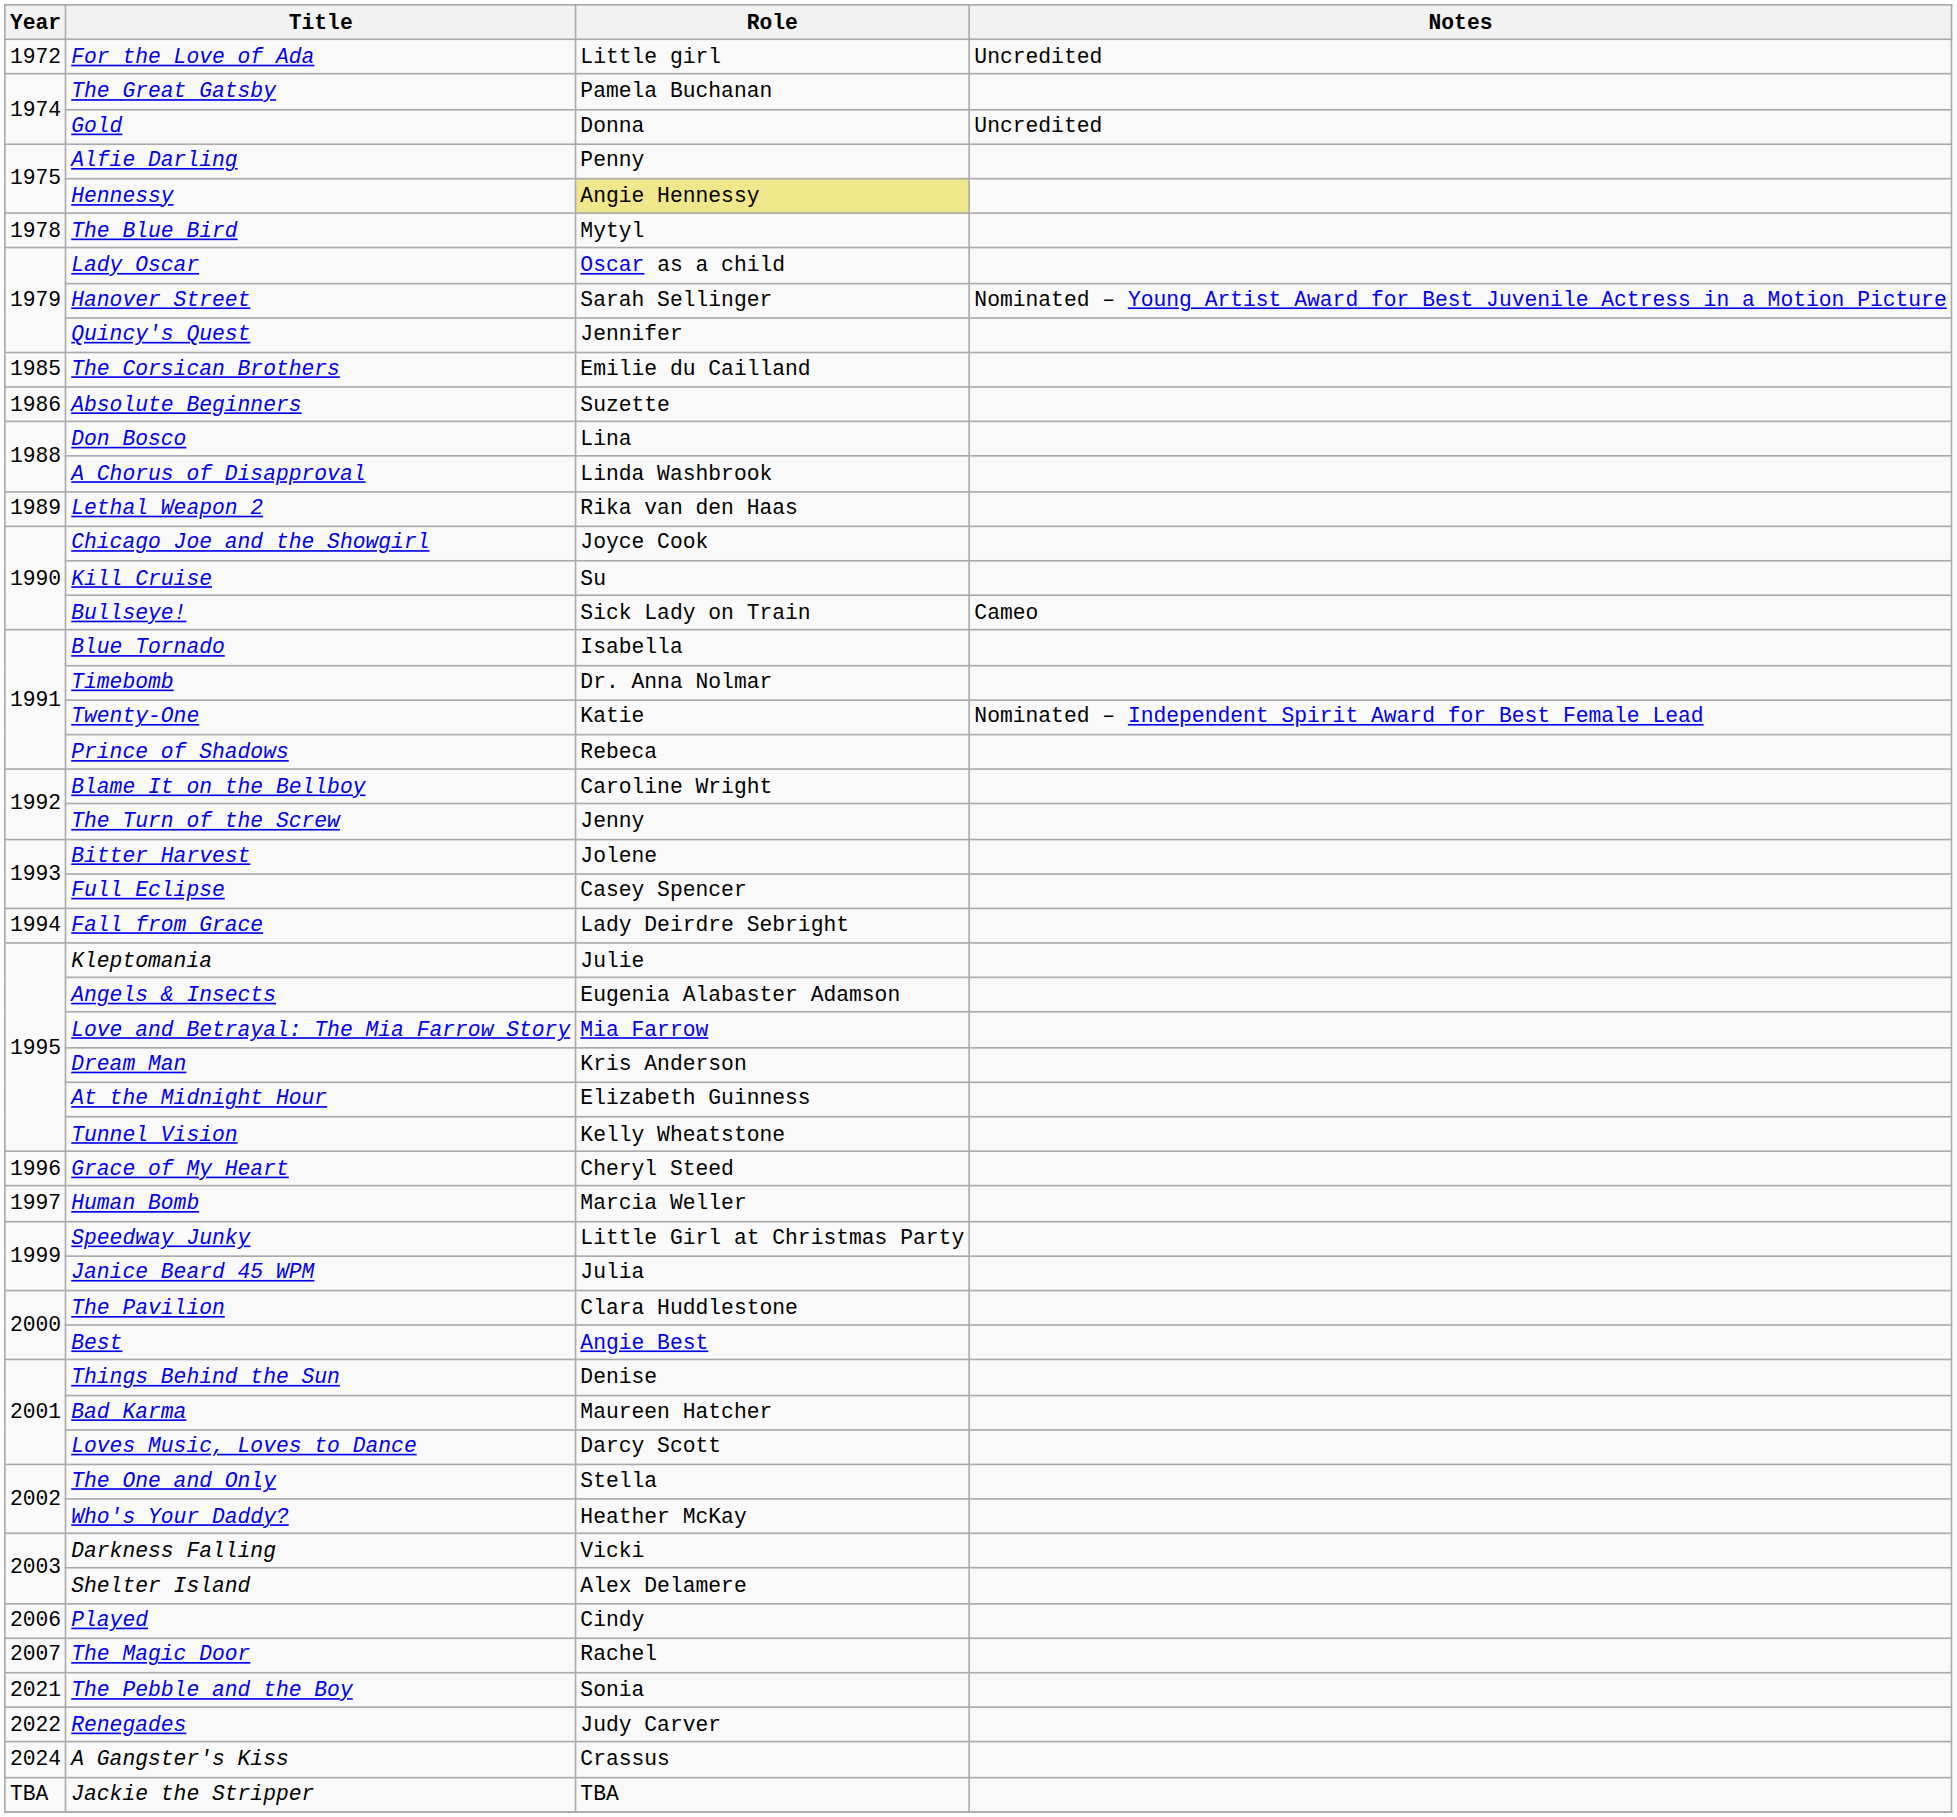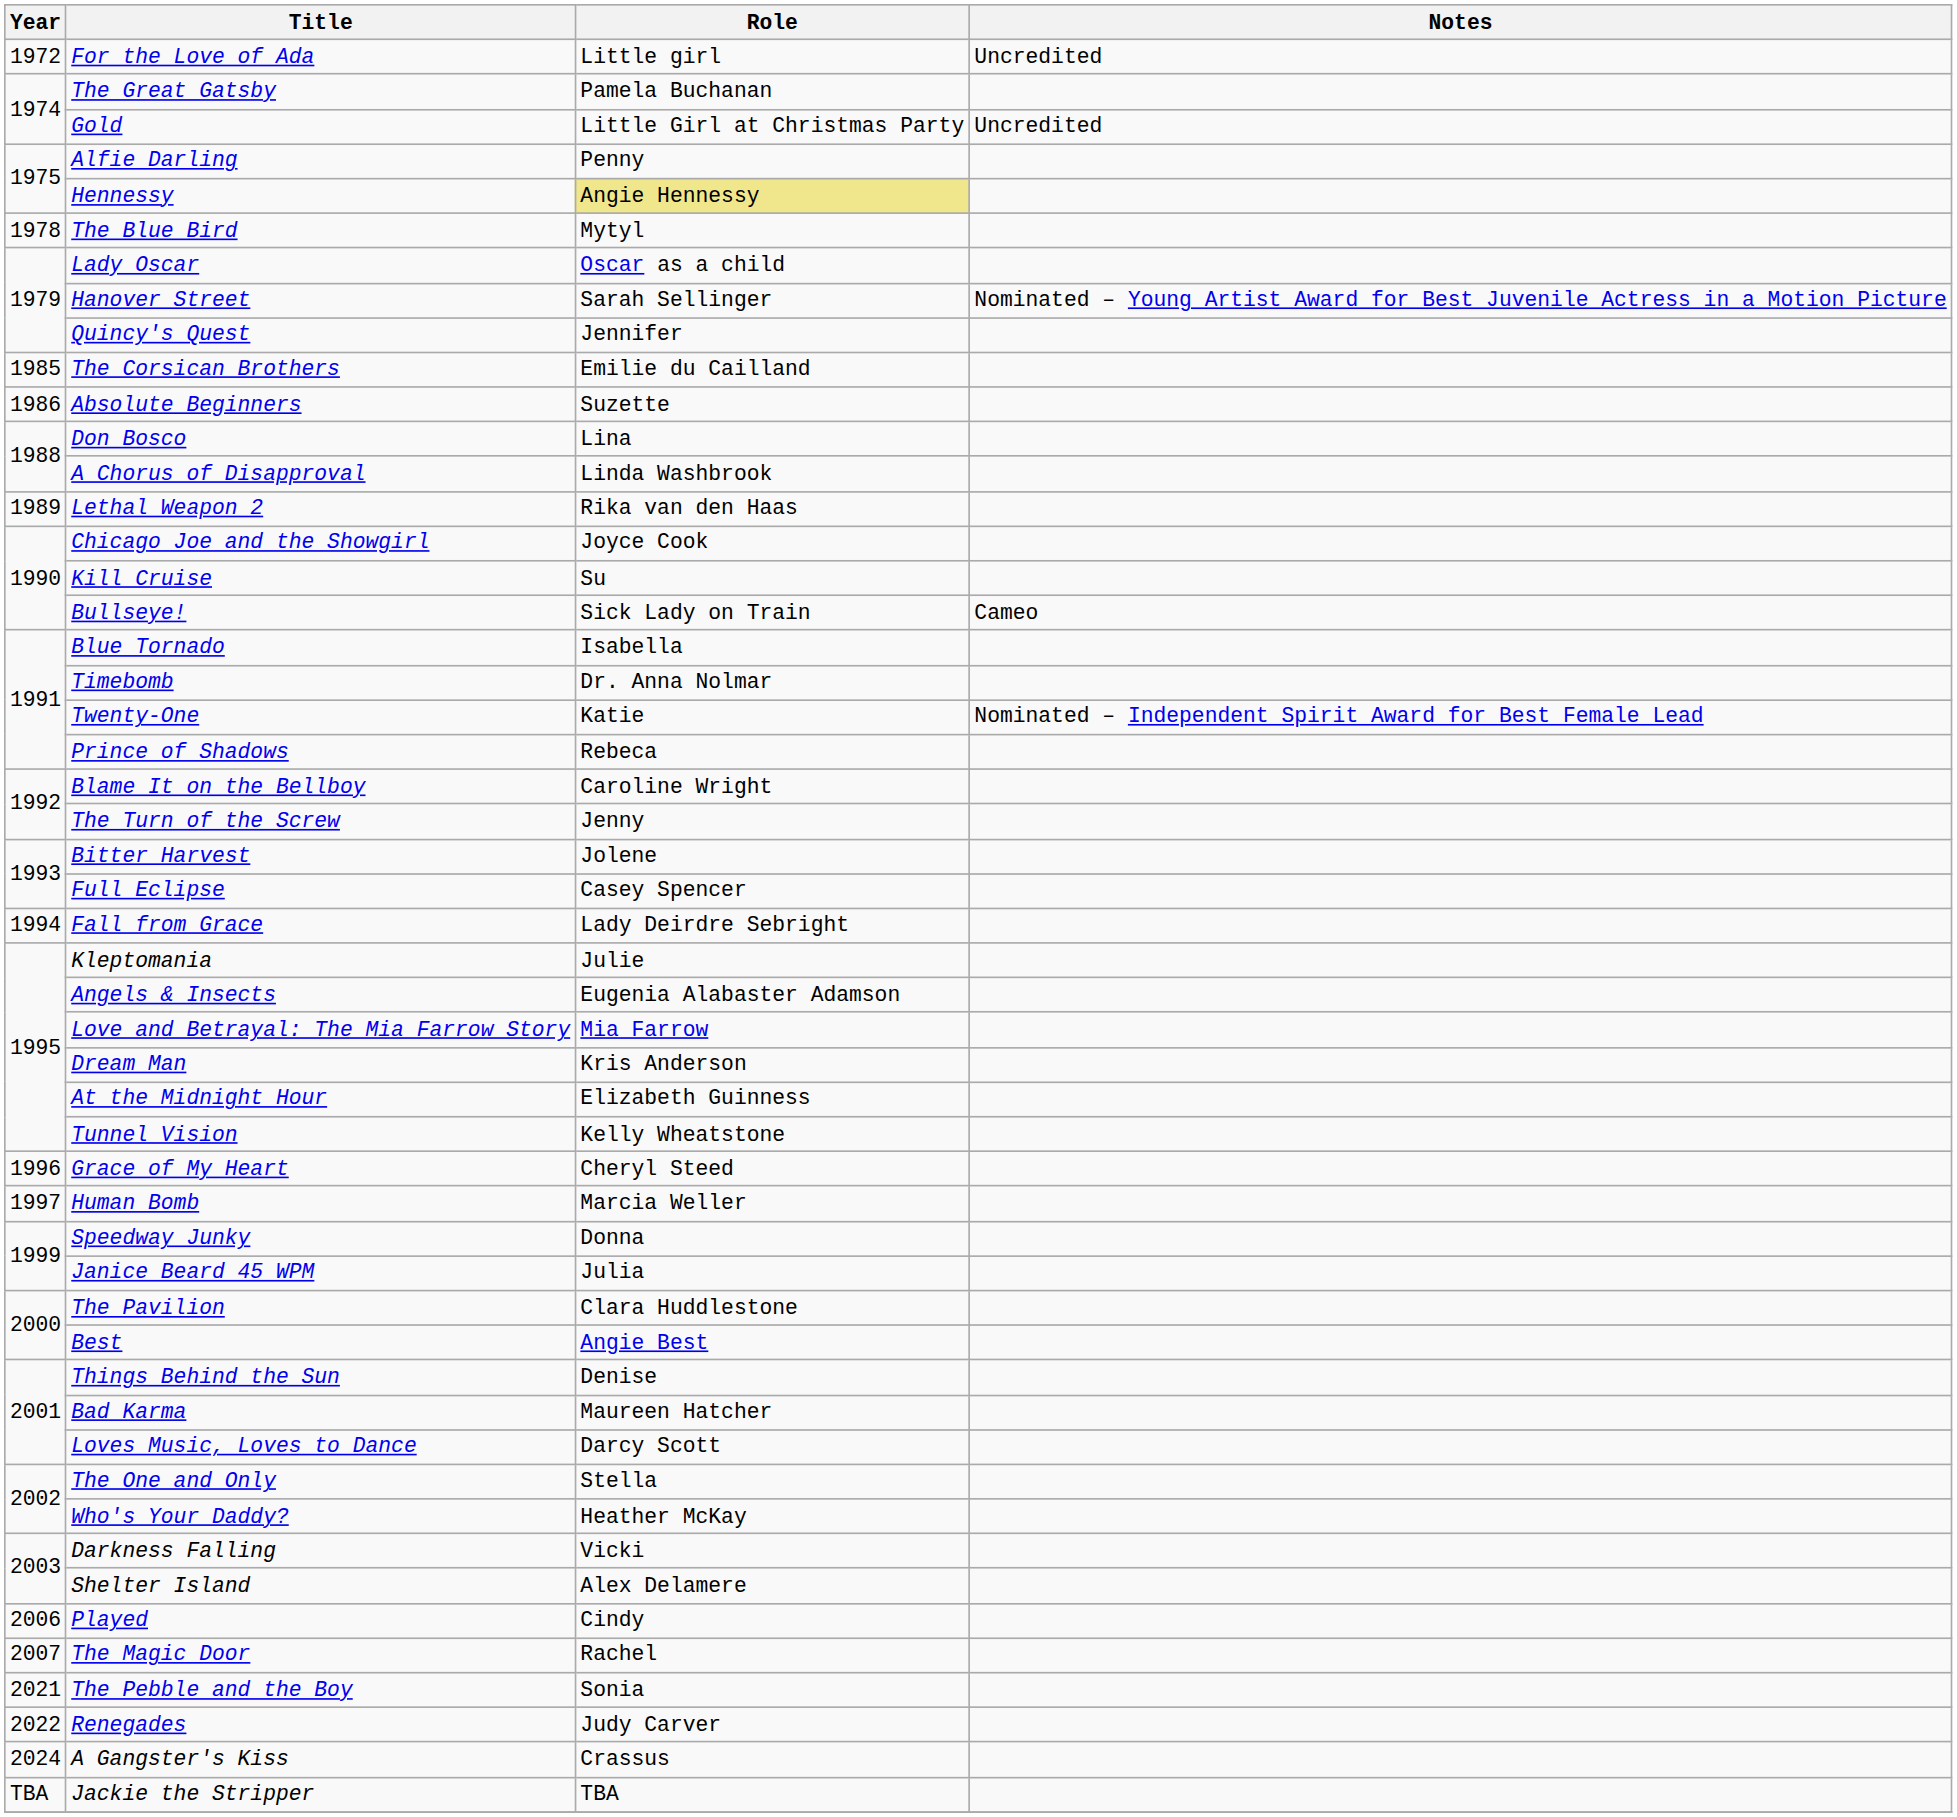(612, 126) Donna -> (772, 126) Little Girl at Christmas Party
(772, 1238) Little Girl at Christmas Party -> (612, 1238) Donna
